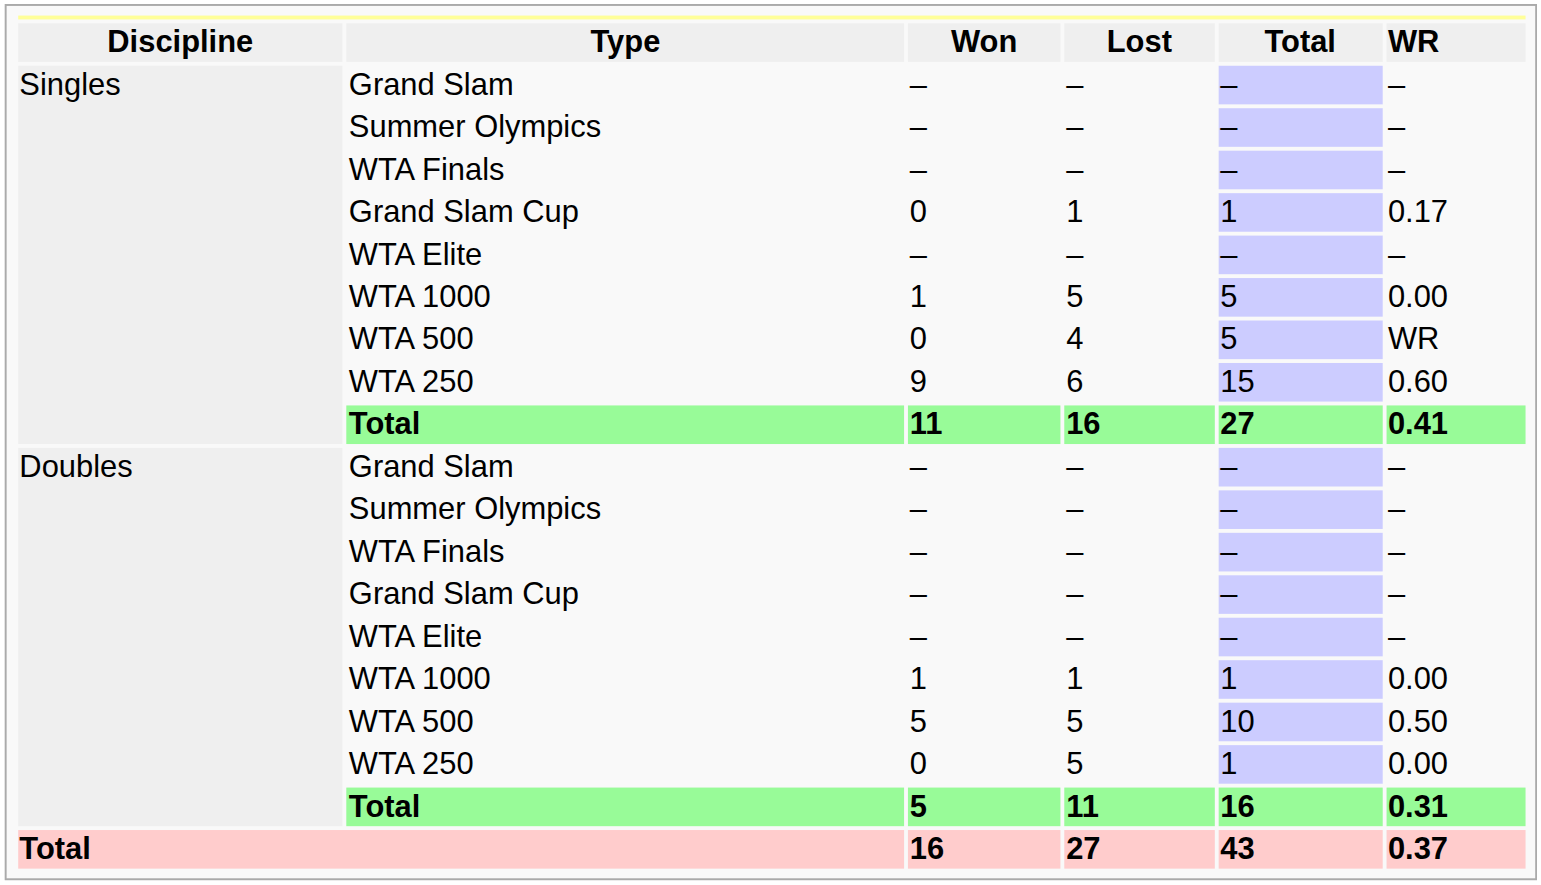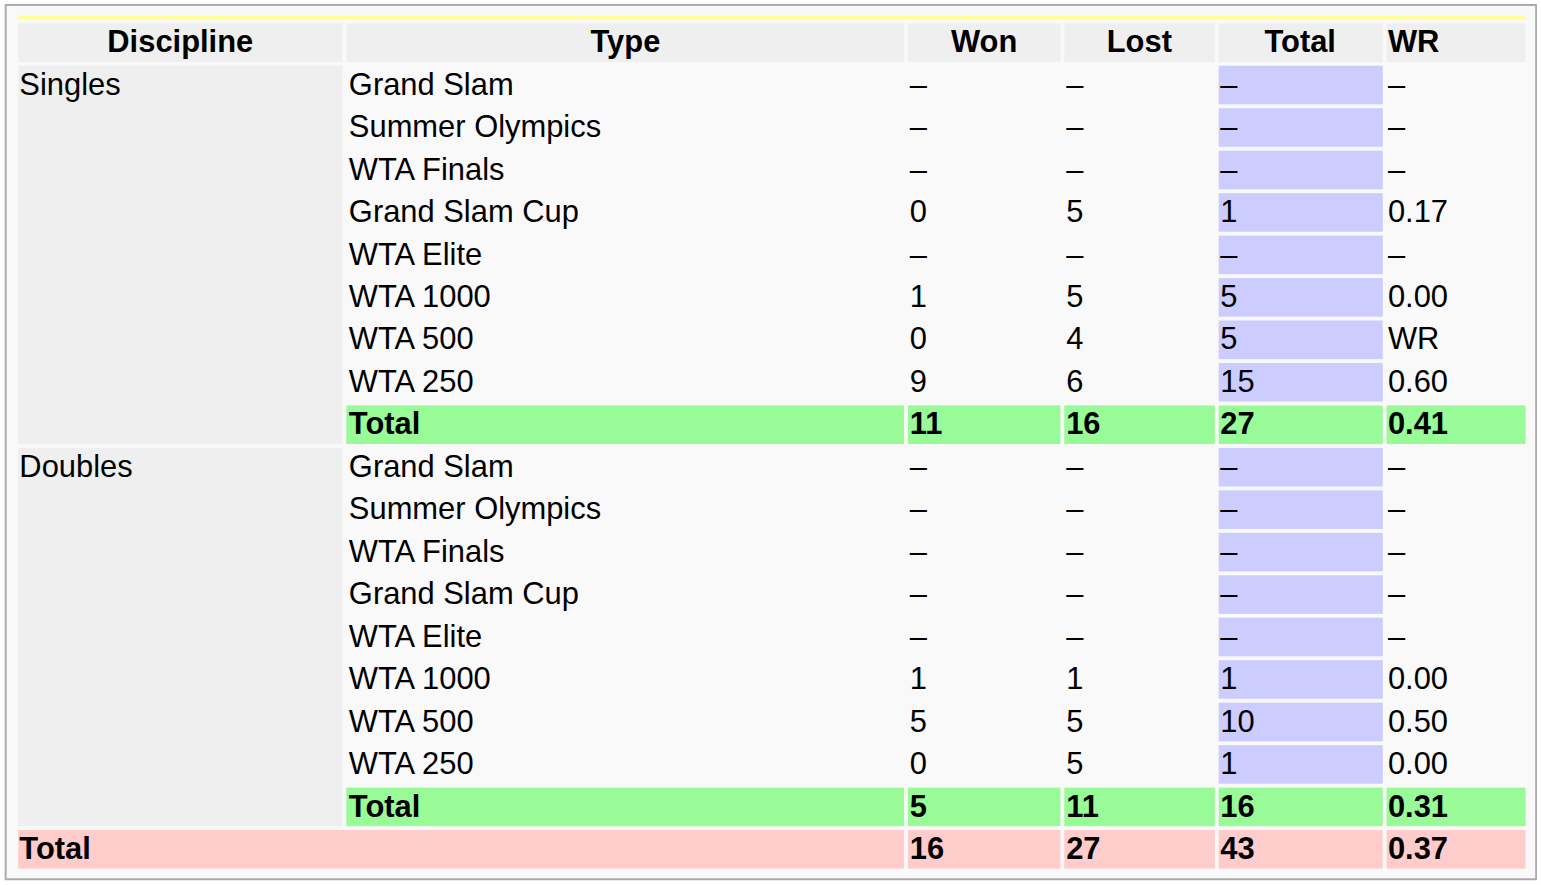(1075, 212) 1 -> (1075, 212) 5
